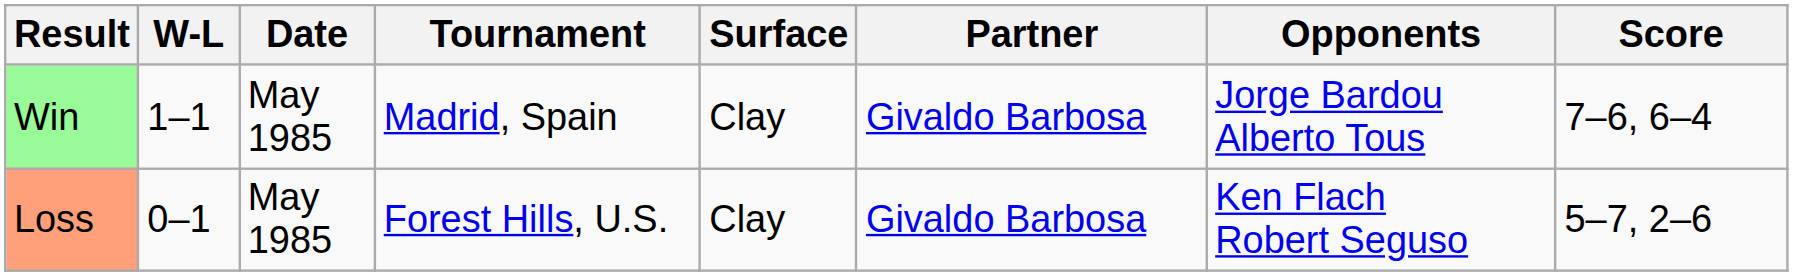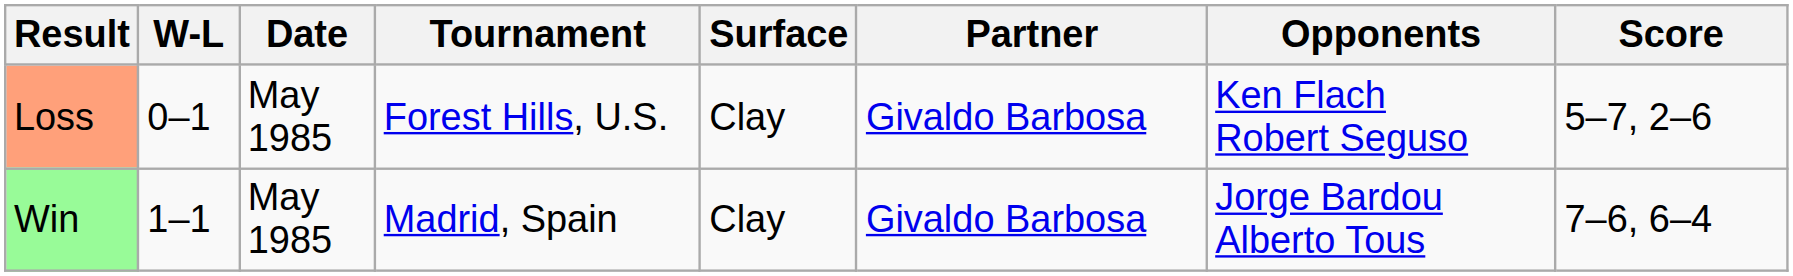rows swapped: (54, 218) <-> (47, 116)
